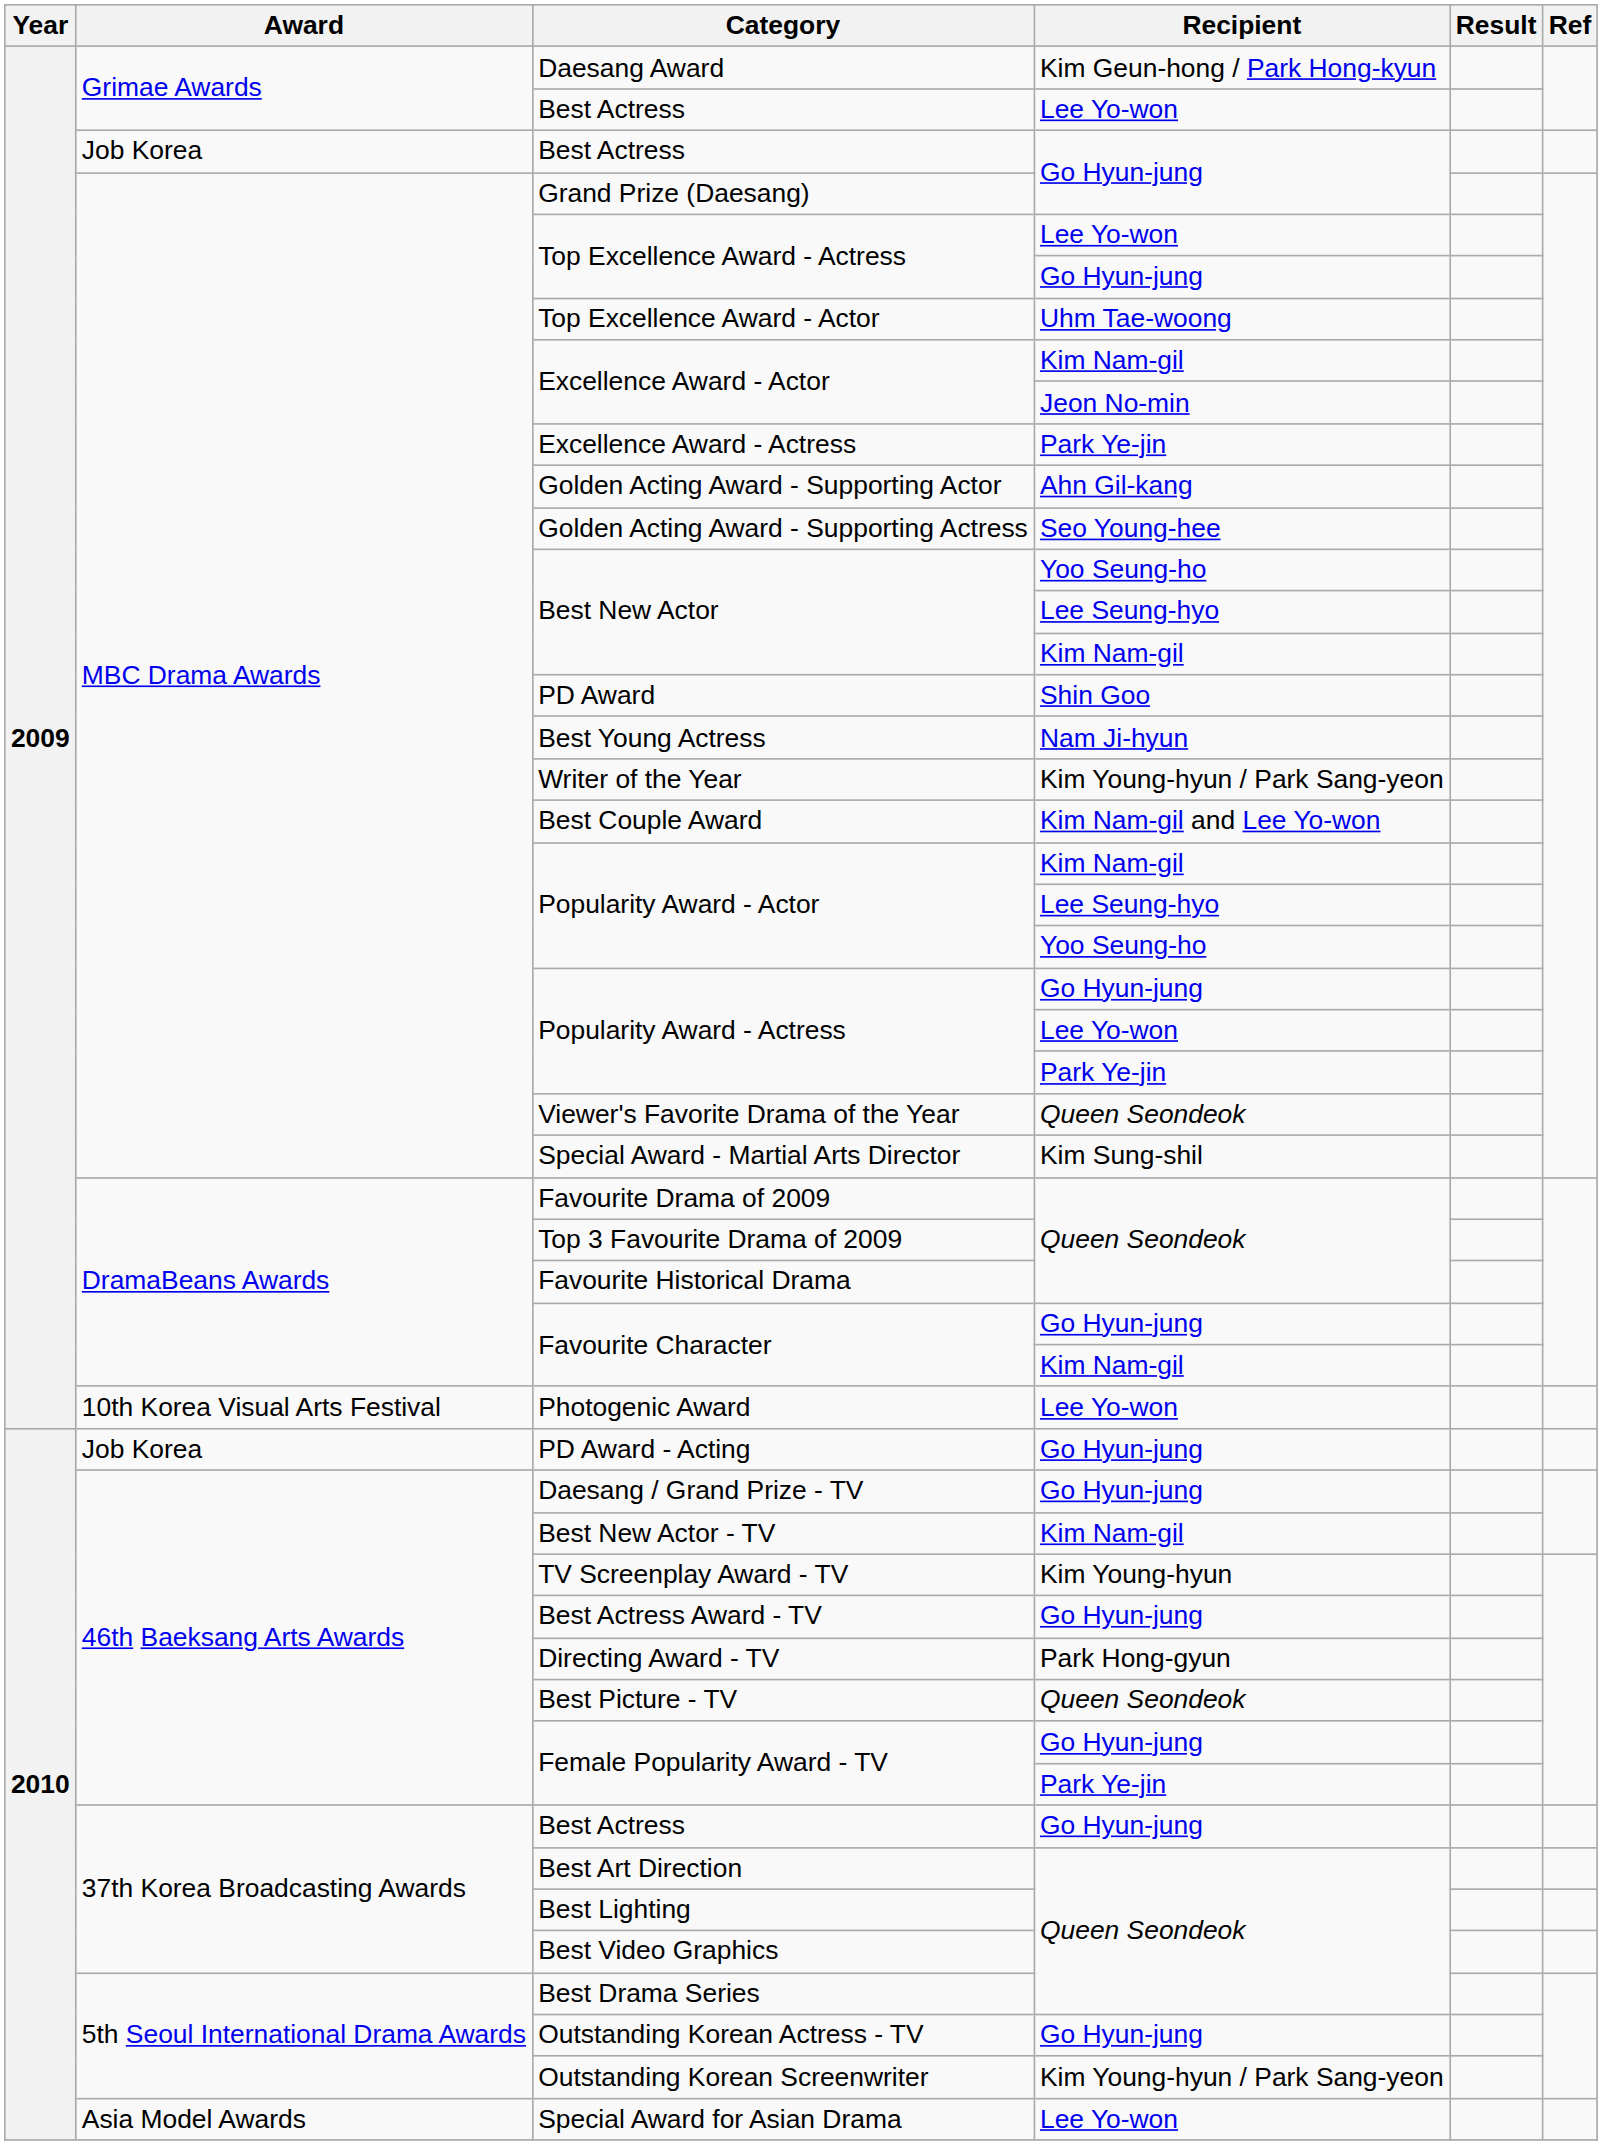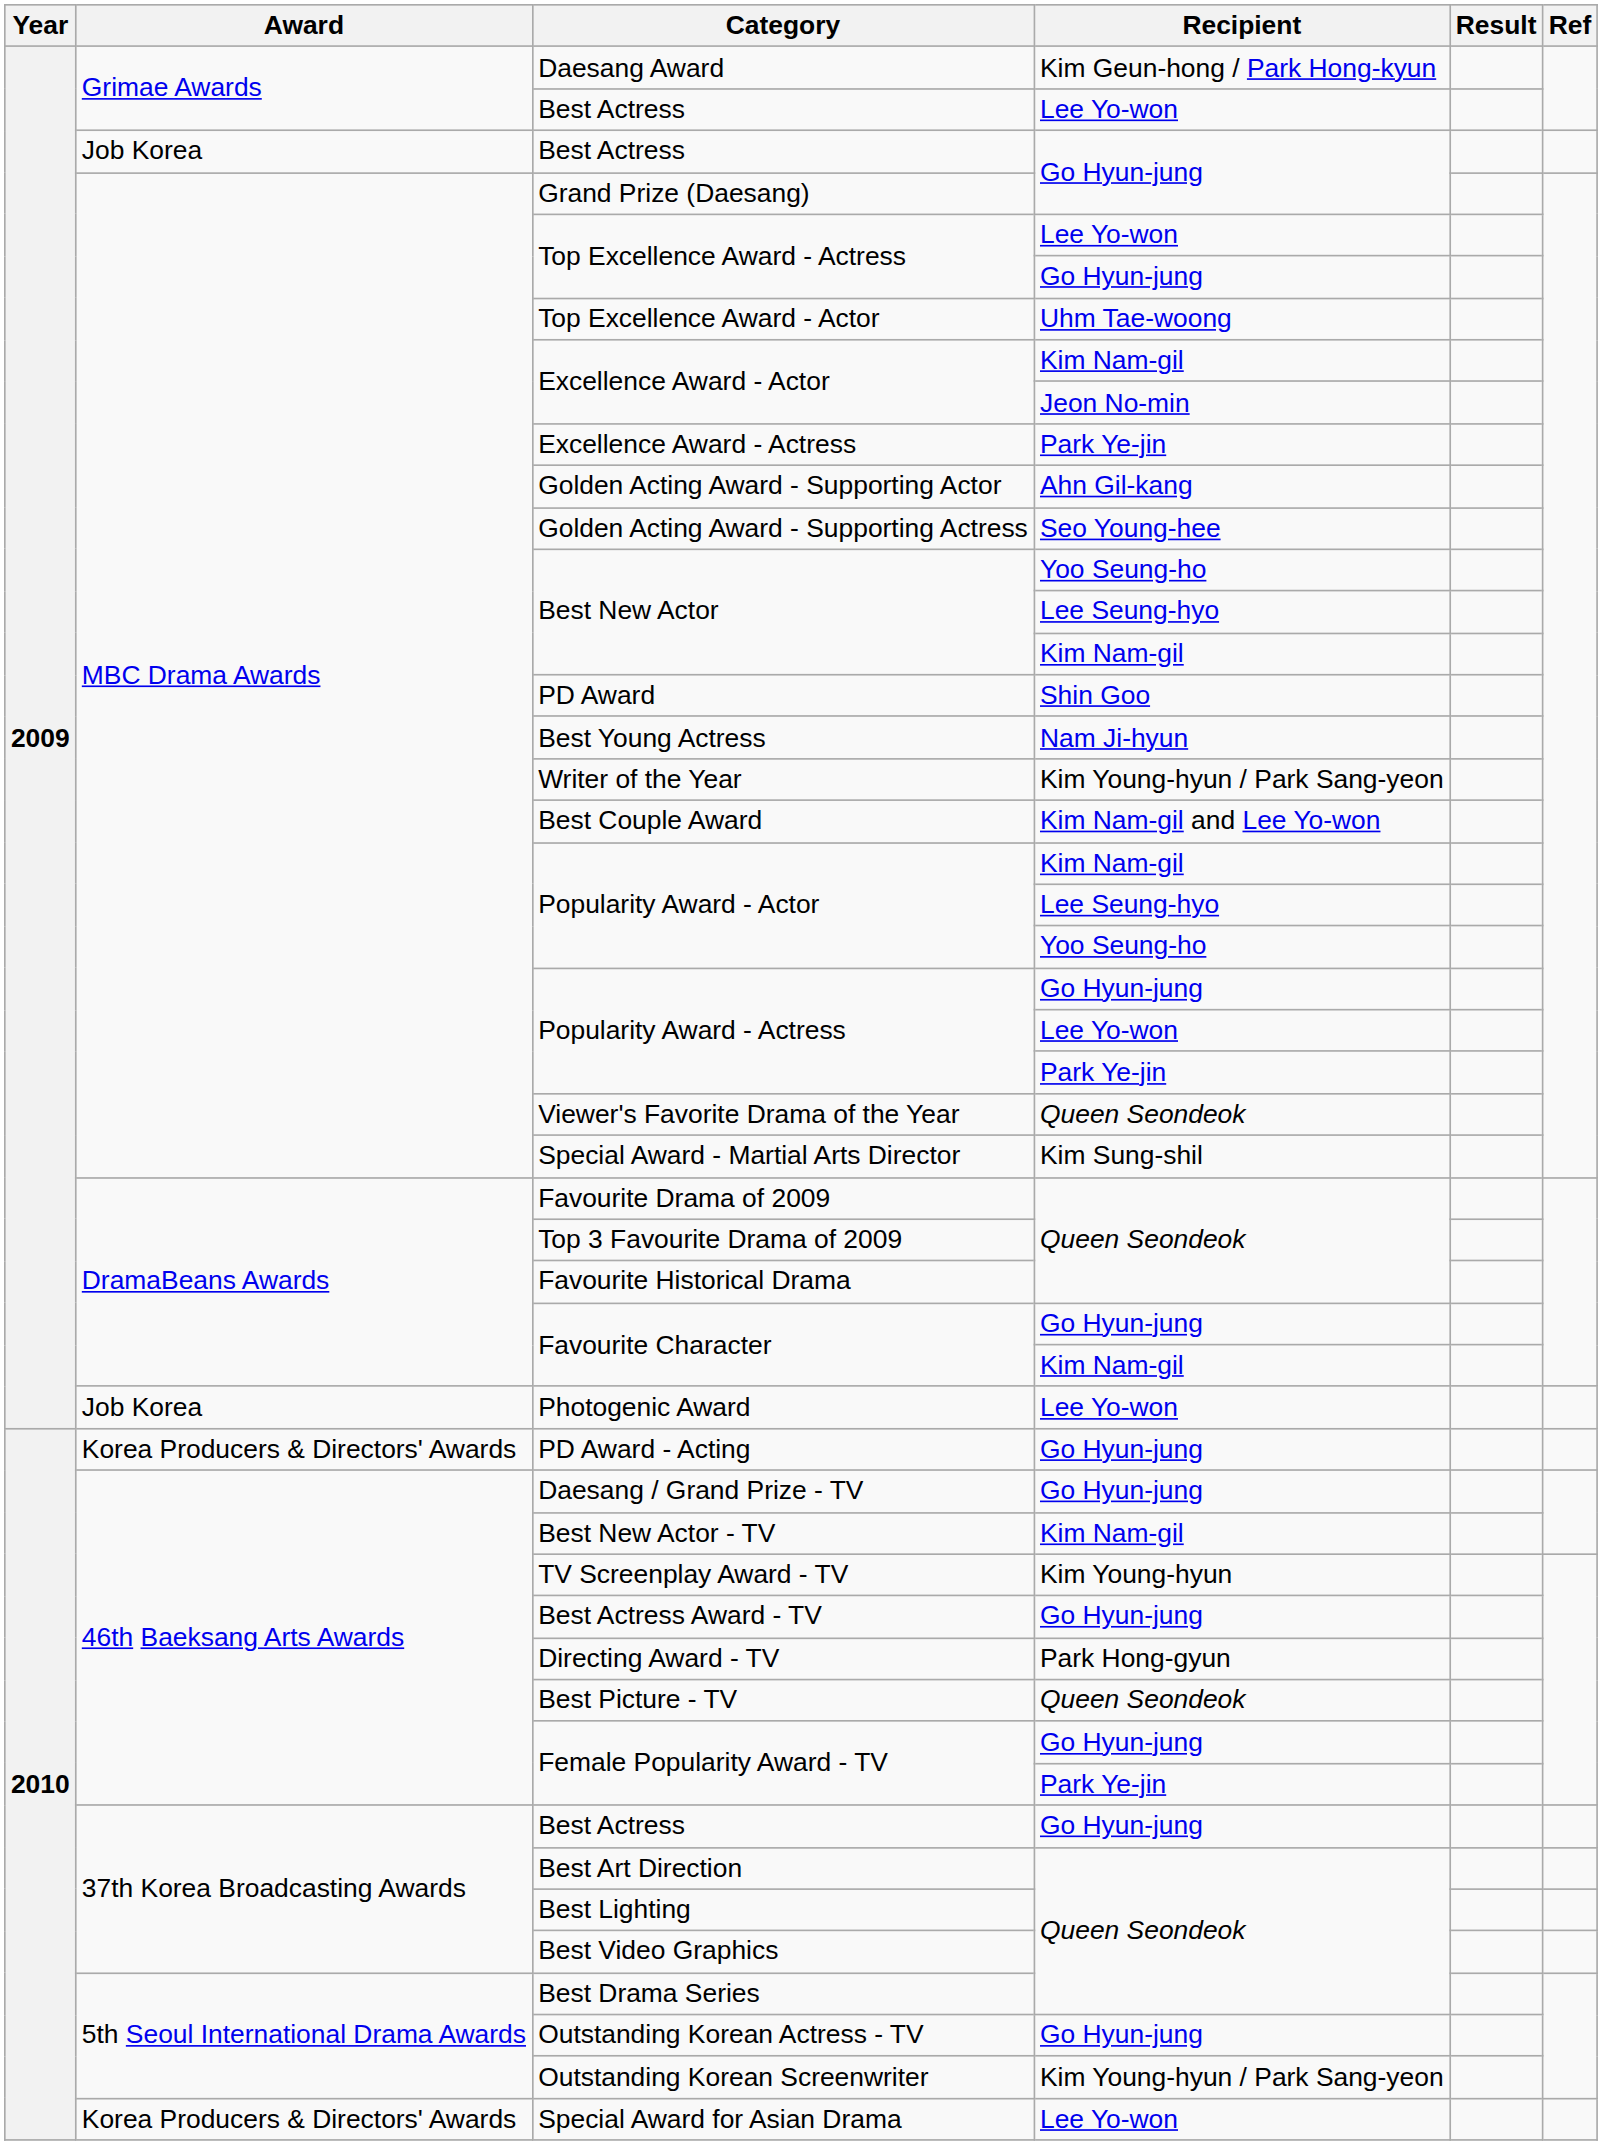(261, 1407) 10th Korea Visual Arts Festival -> (142, 1407) Job Korea
(142, 1448) Job Korea -> (299, 1448) Korea Producers & Directors' Awards
(194, 2118) Asia Model Awards -> (299, 2118) Korea Producers & Directors' Awards
